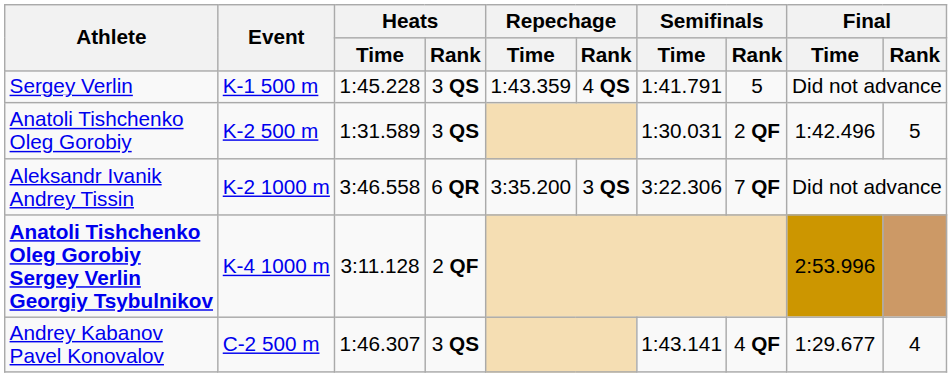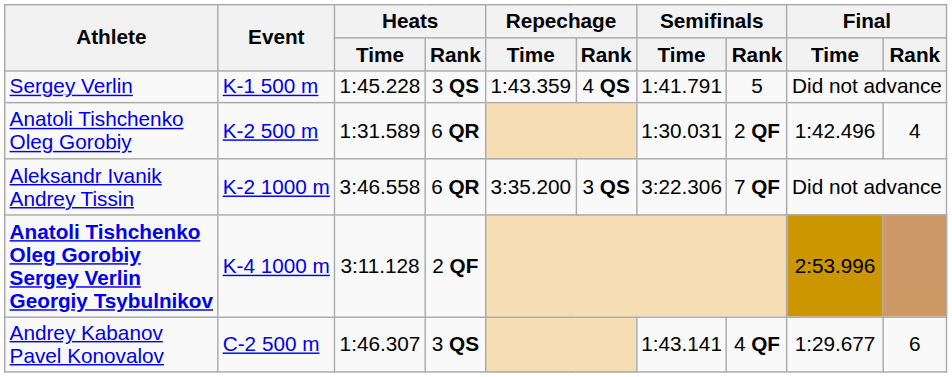(455, 131) 3 QS -> (455, 131) 6 QR
(915, 131) 5 -> (915, 131) 4
(915, 345) 4 -> (915, 345) 6
